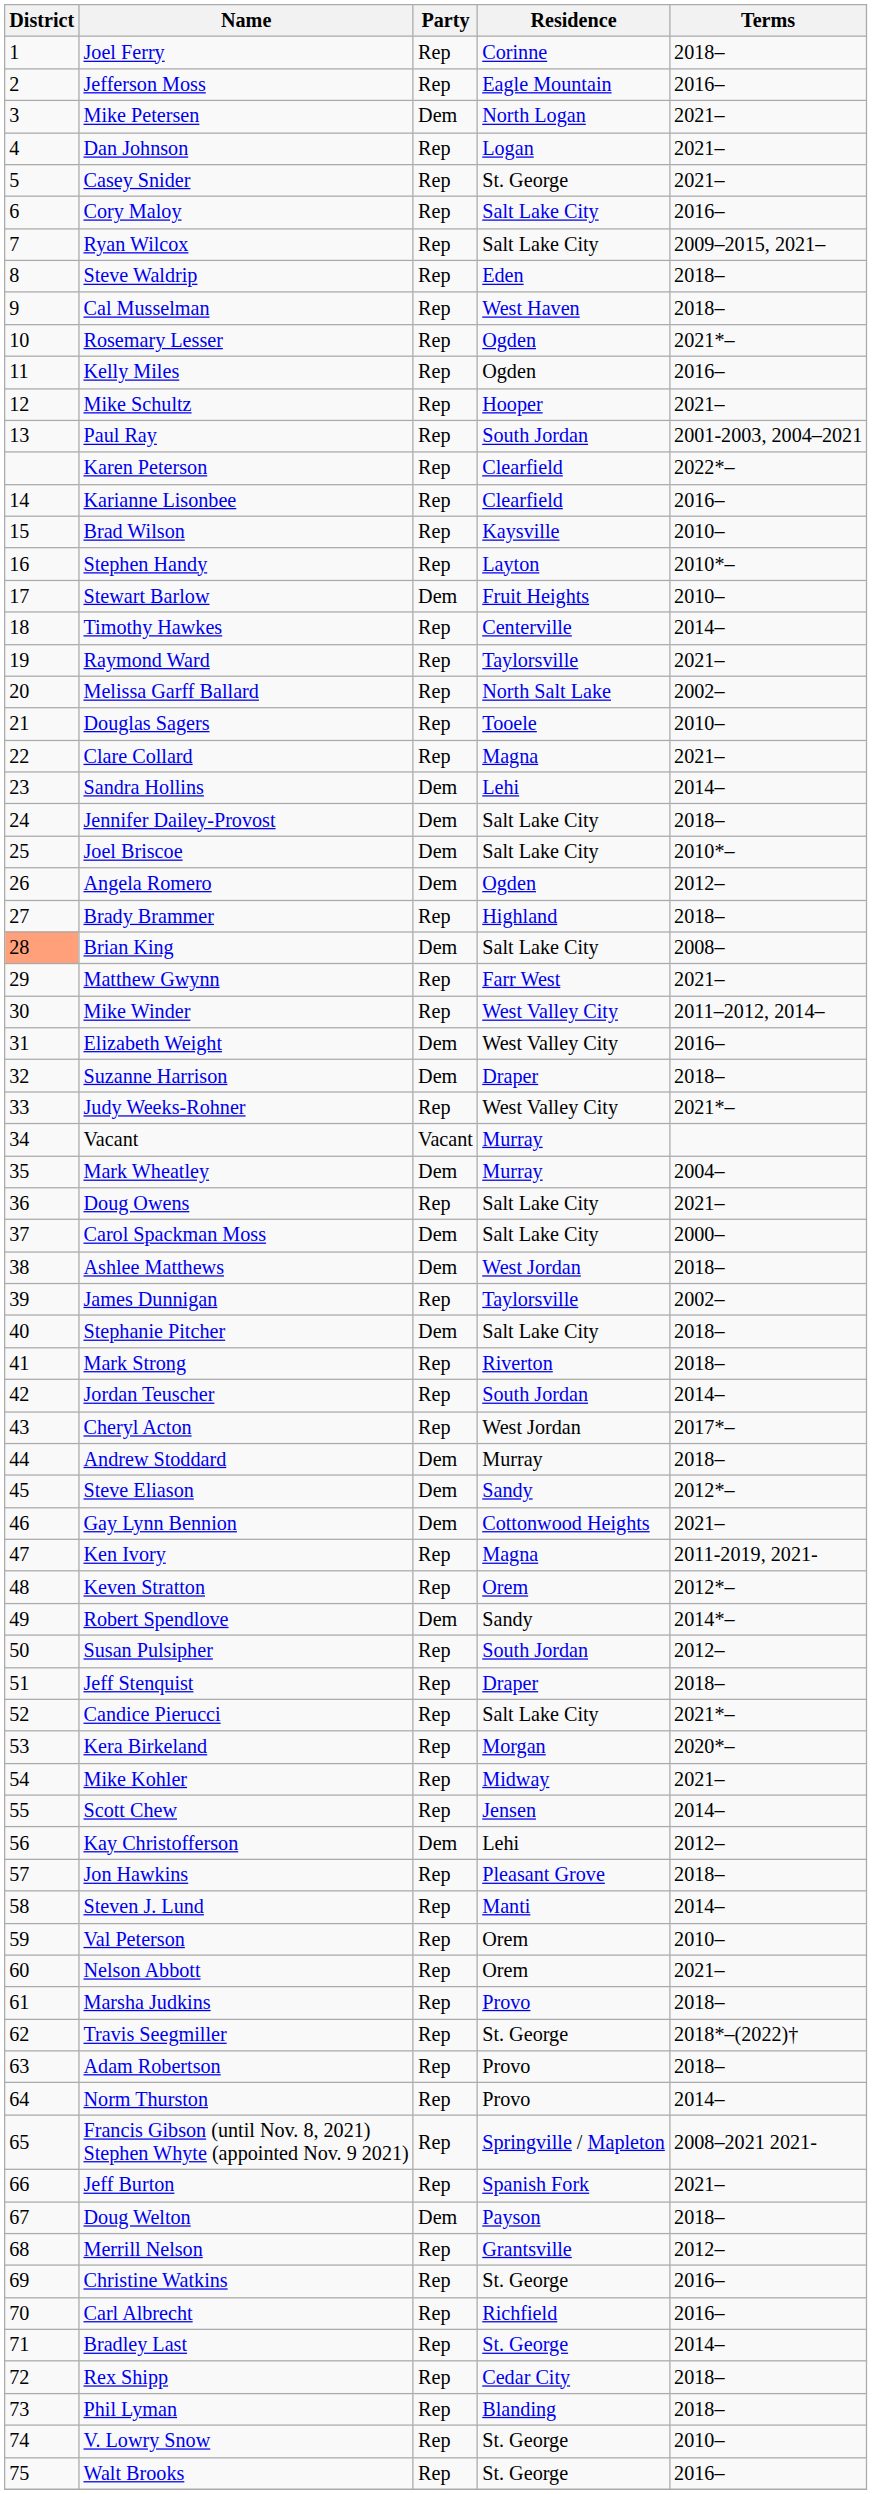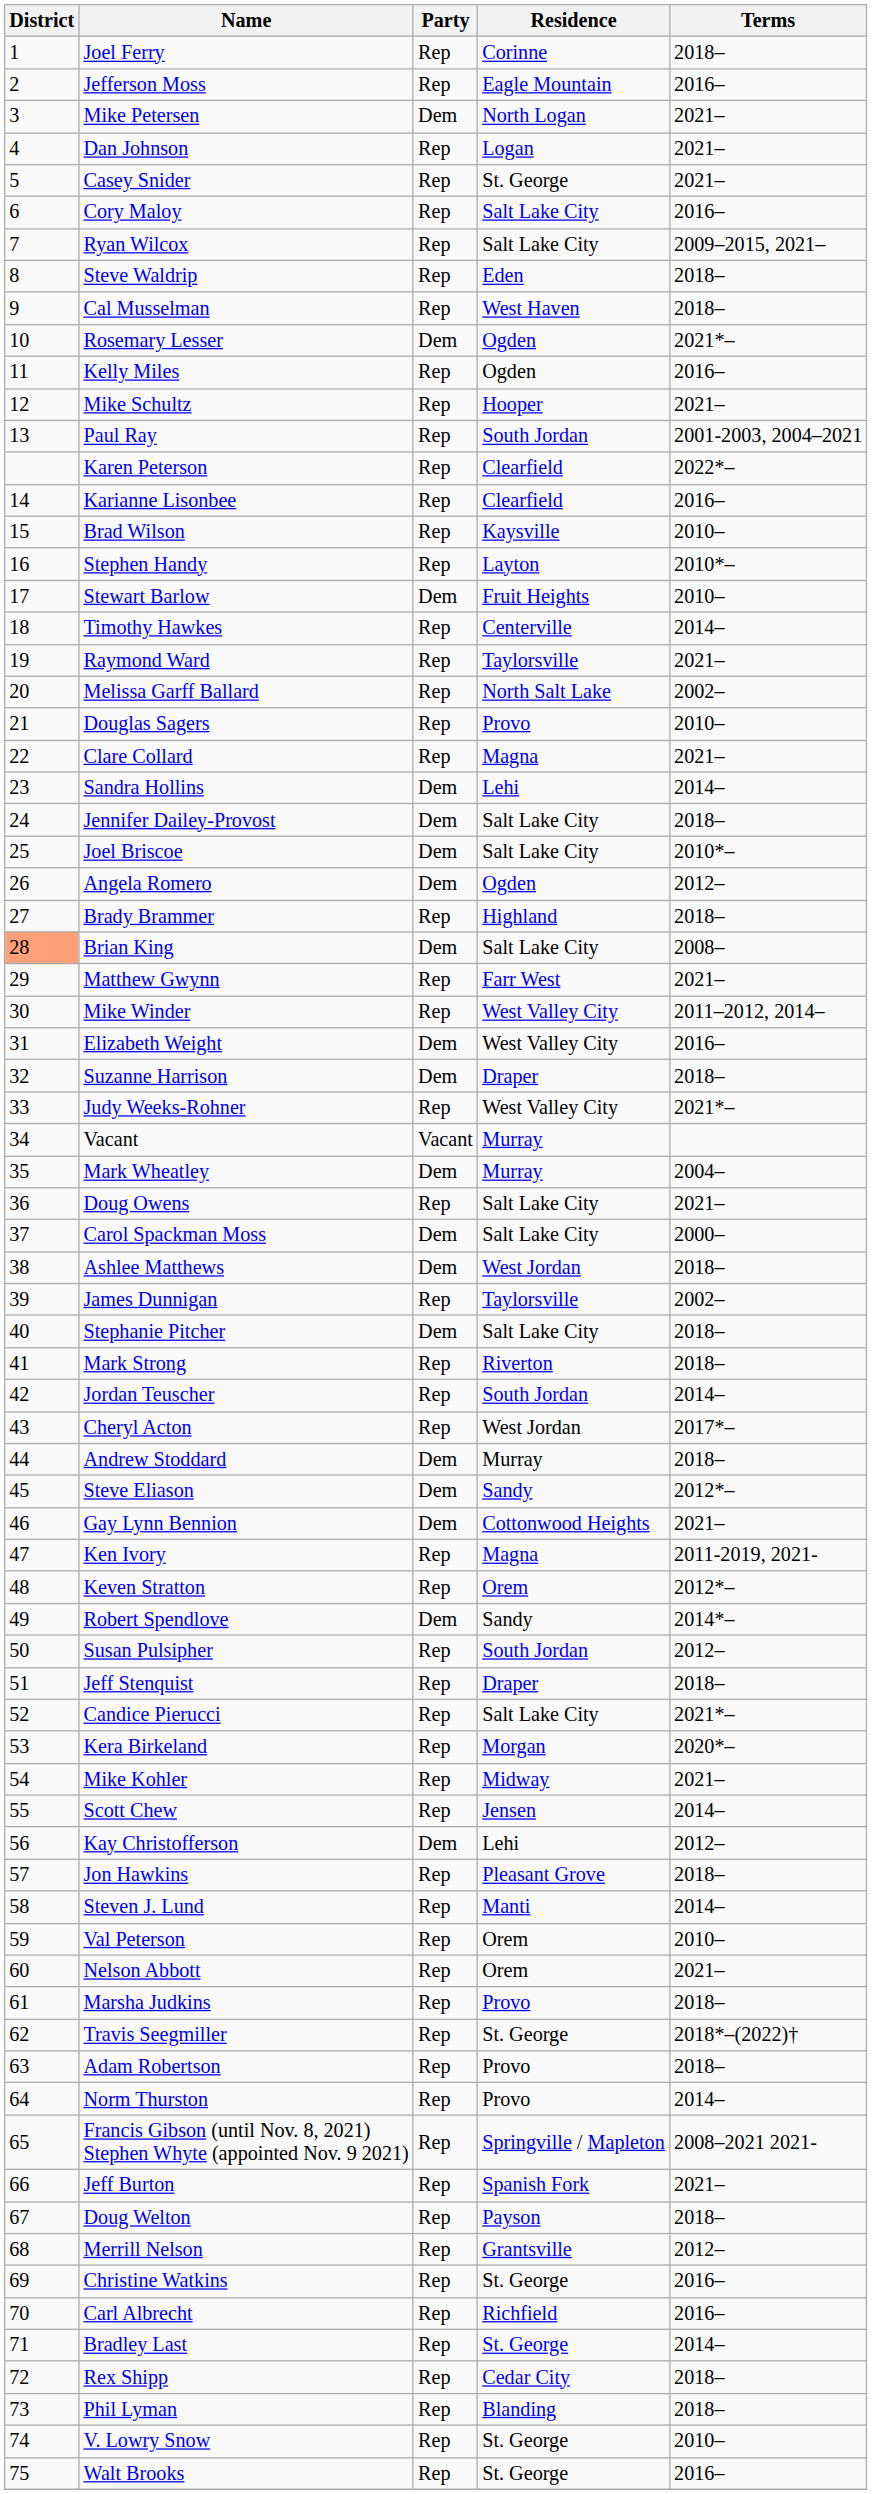(434, 340) Rep -> (438, 340) Dem
(510, 723) Tooele -> (506, 723) Provo
(438, 2217) Dem -> (434, 2217) Rep
